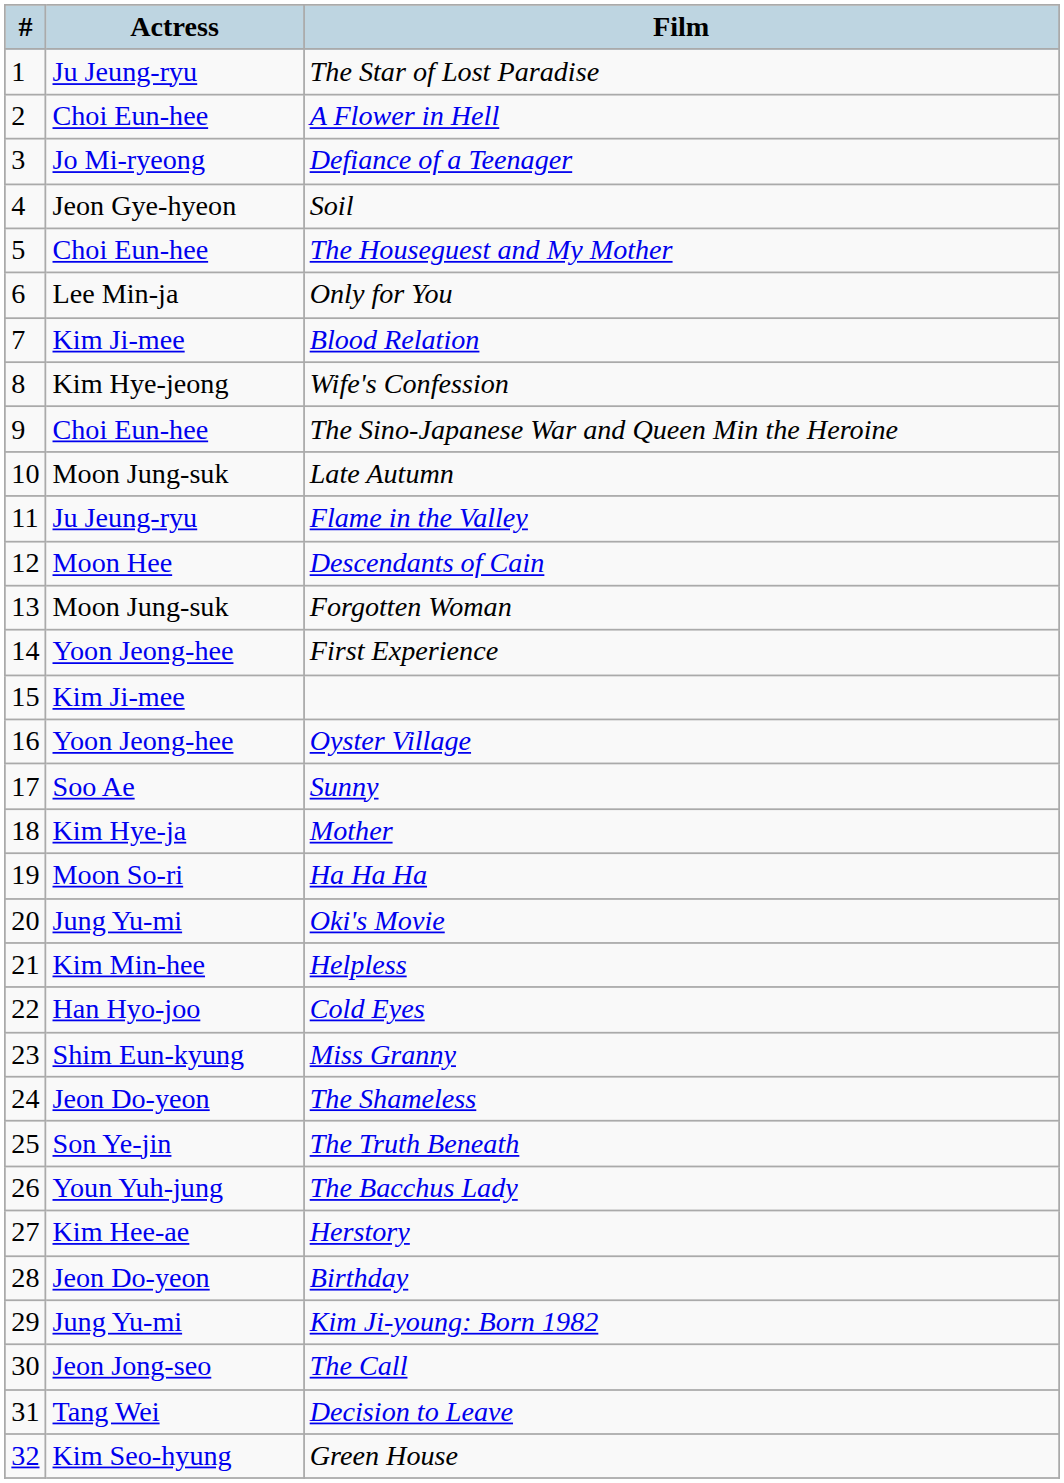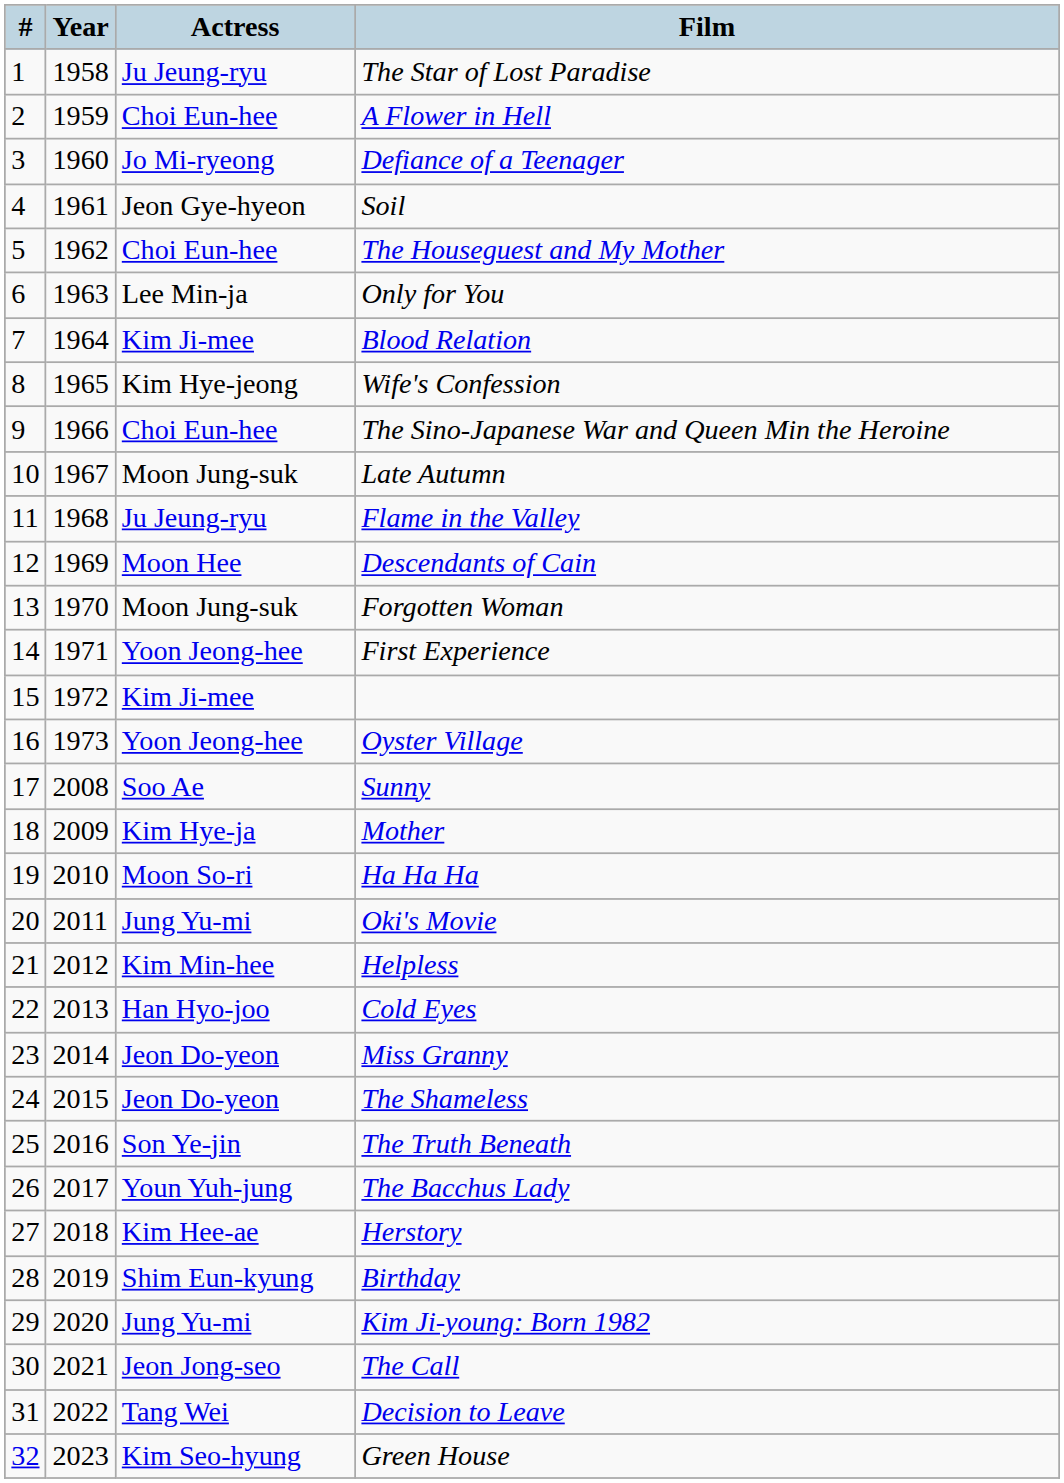+ column: (81, 26)
(148, 1054) Shim Eun-kyung -> (200, 1054) Jeon Do-yeon
(131, 1277) Jeon Do-yeon -> (218, 1277) Shim Eun-kyung
